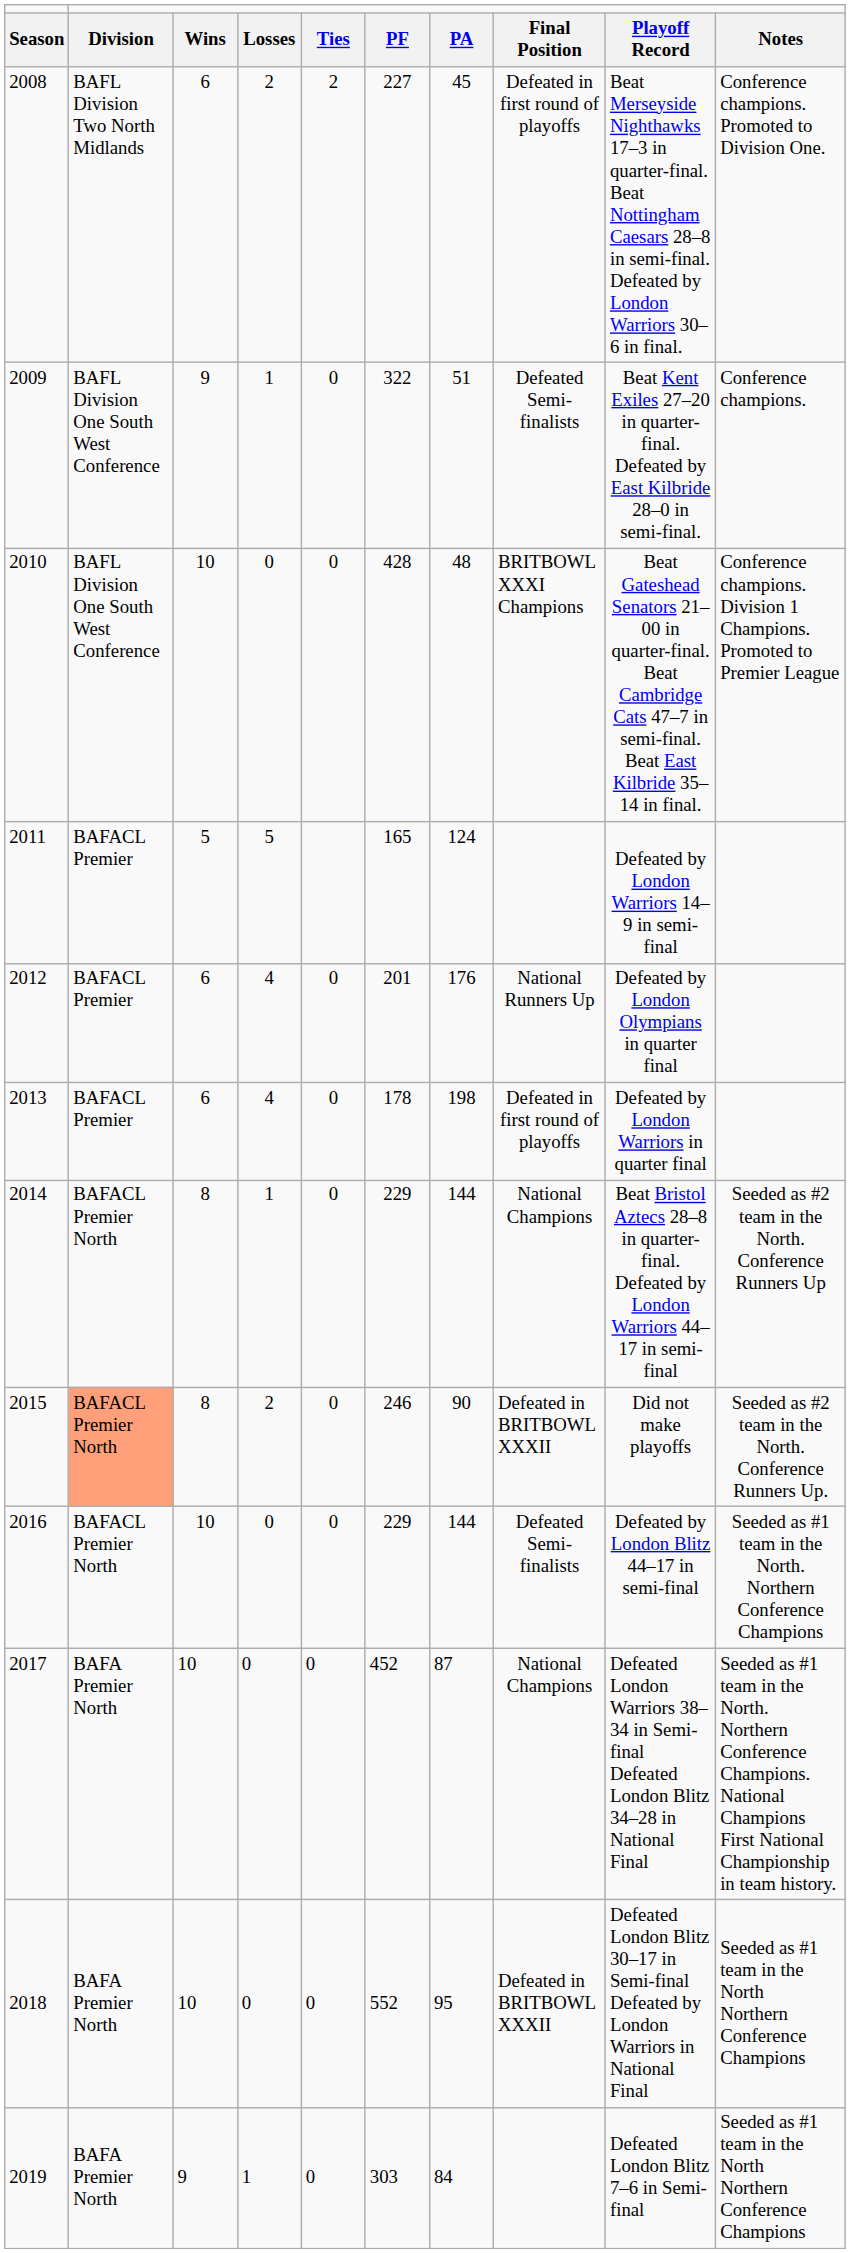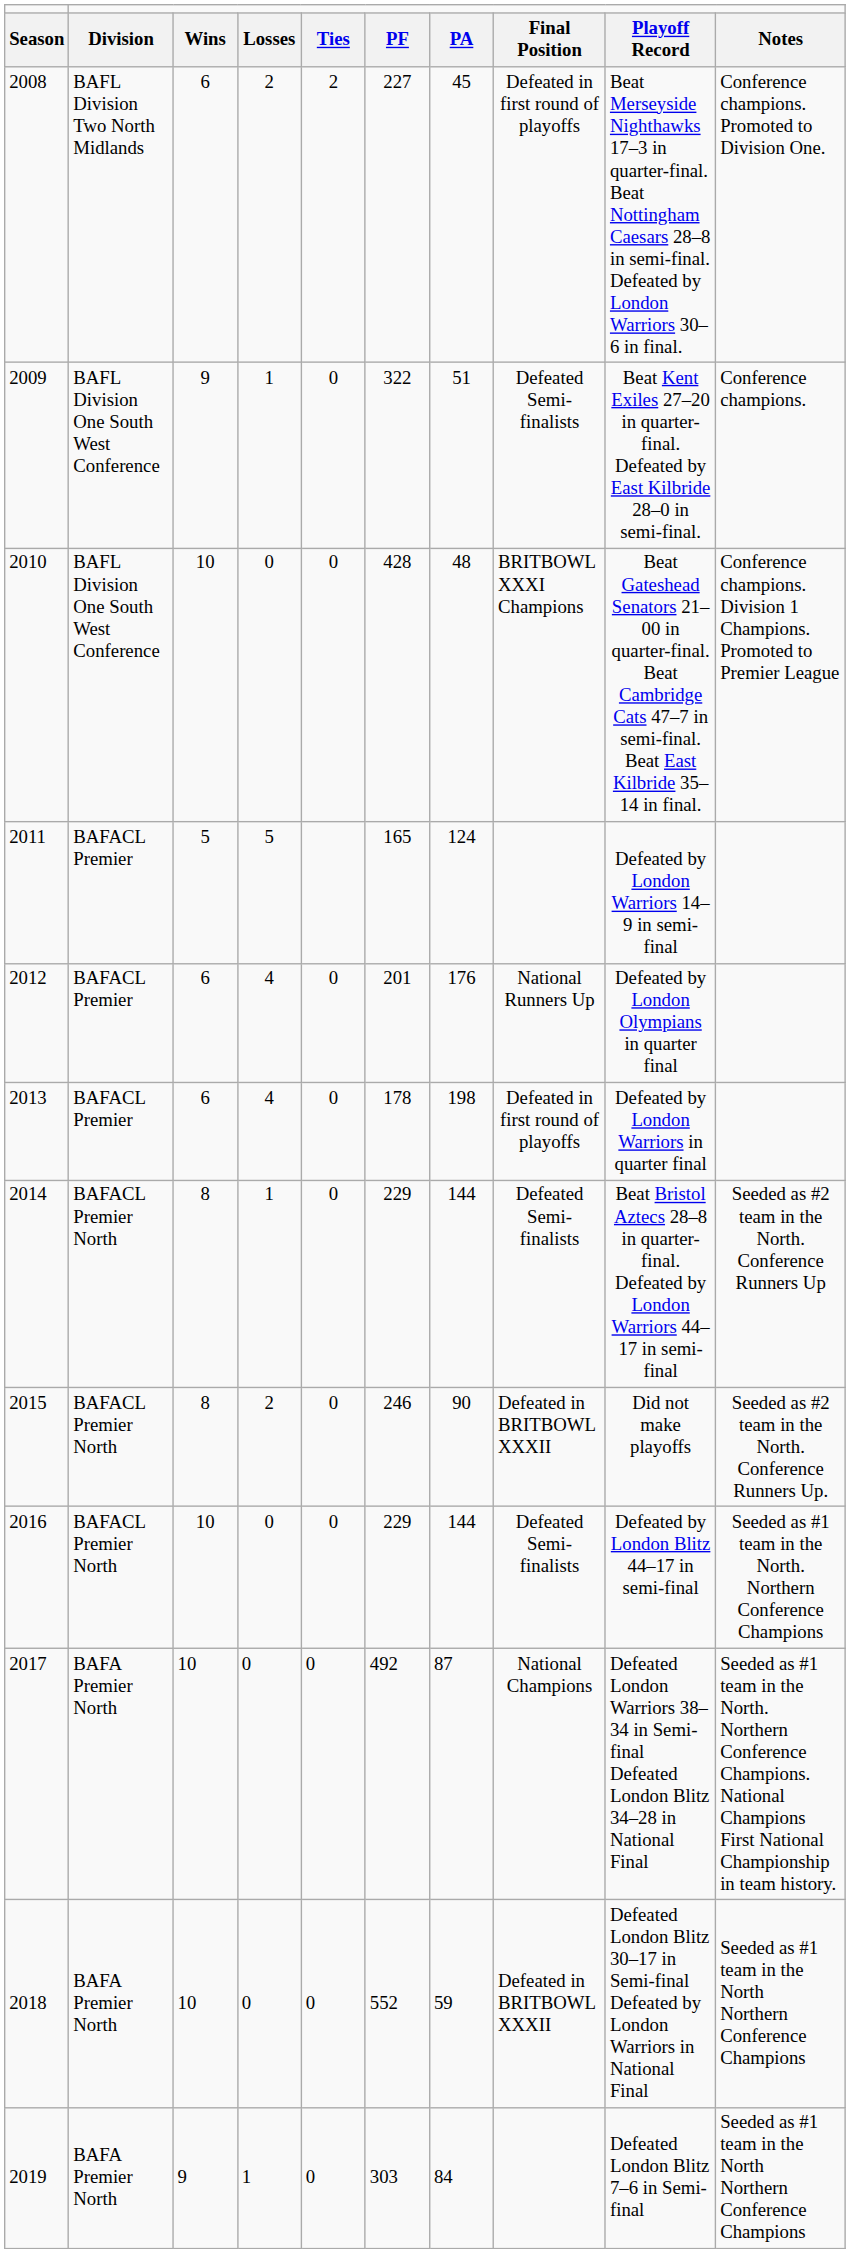(550, 1205) National Champions -> (550, 1216) Defeated Semi-finalists
(110, 1424) lightsalmon background -> (110, 1424) no background
(384, 1662) 452 -> (384, 1662) 492
(443, 2002) 95 -> (443, 2002) 59
